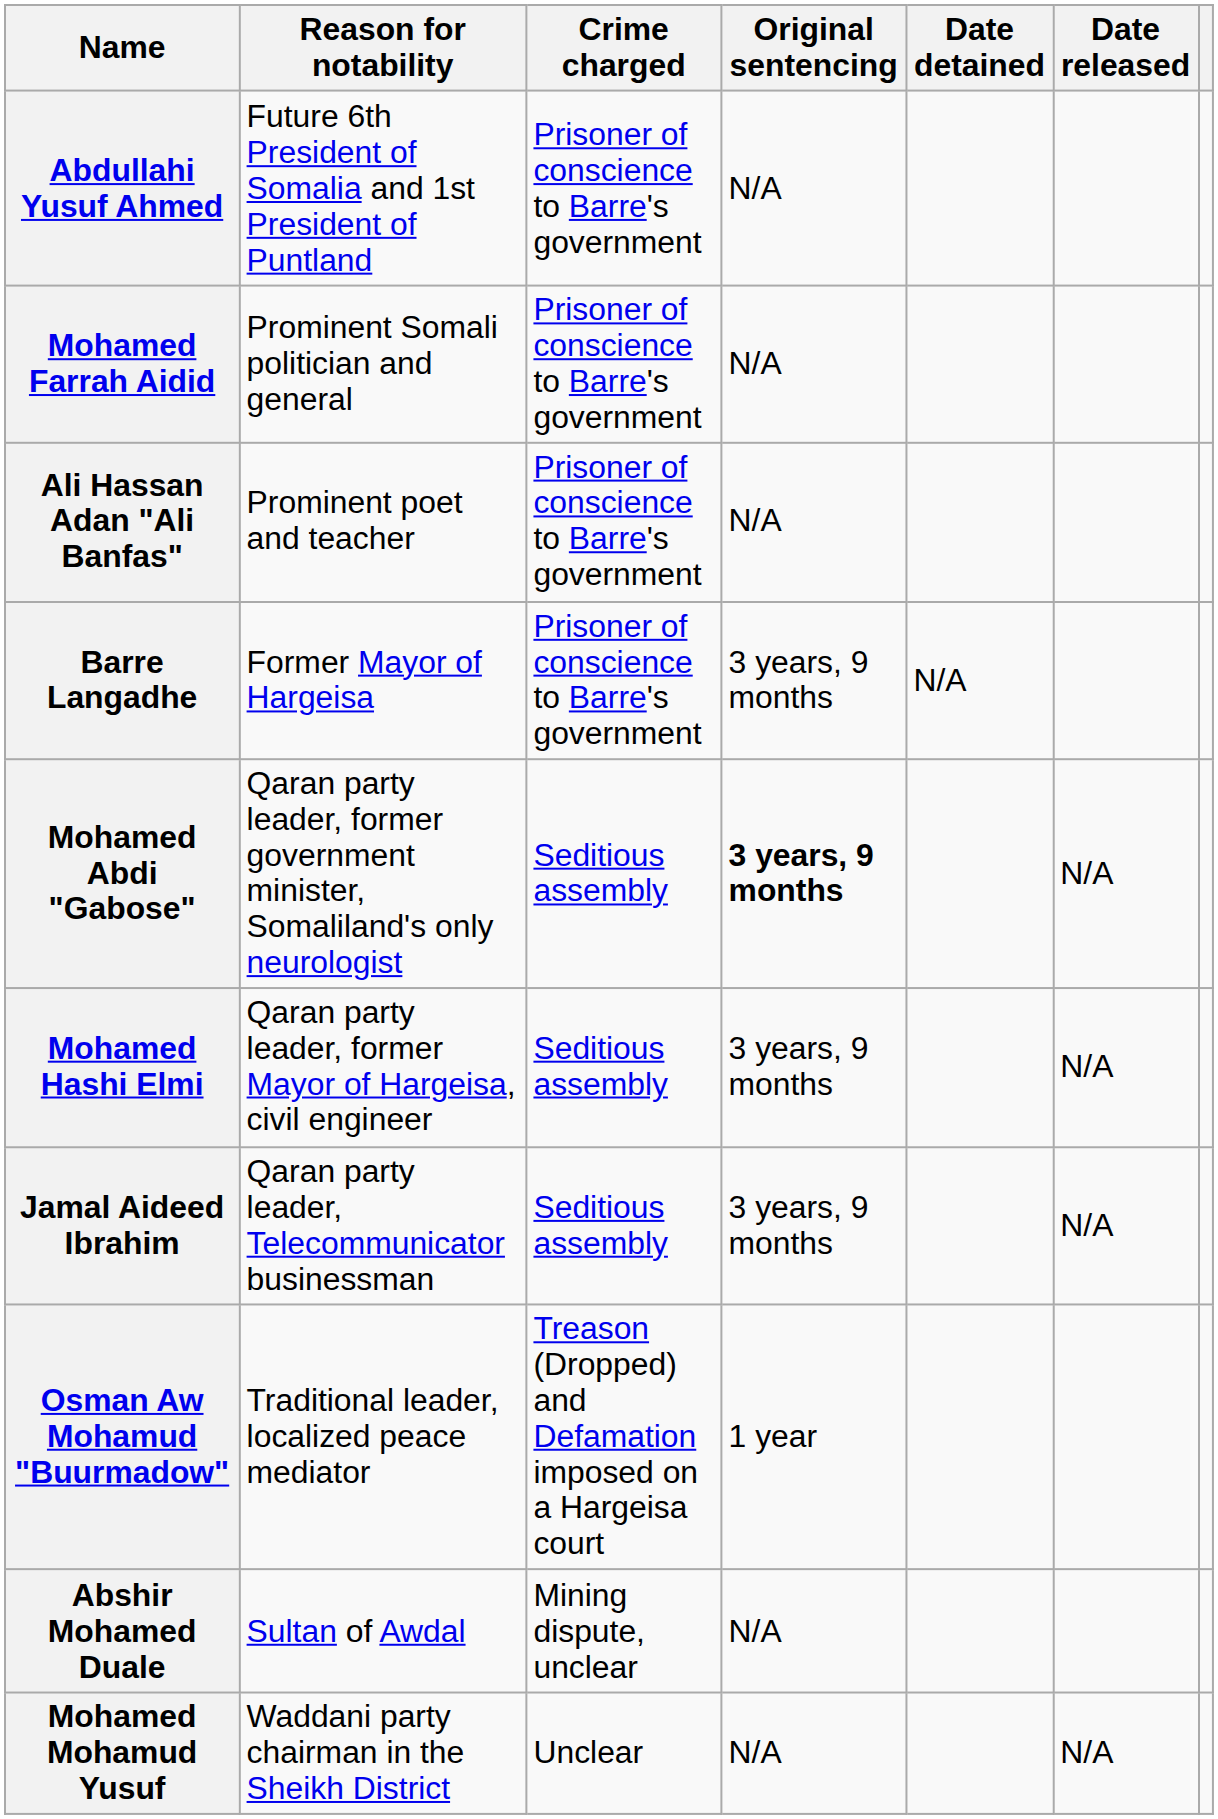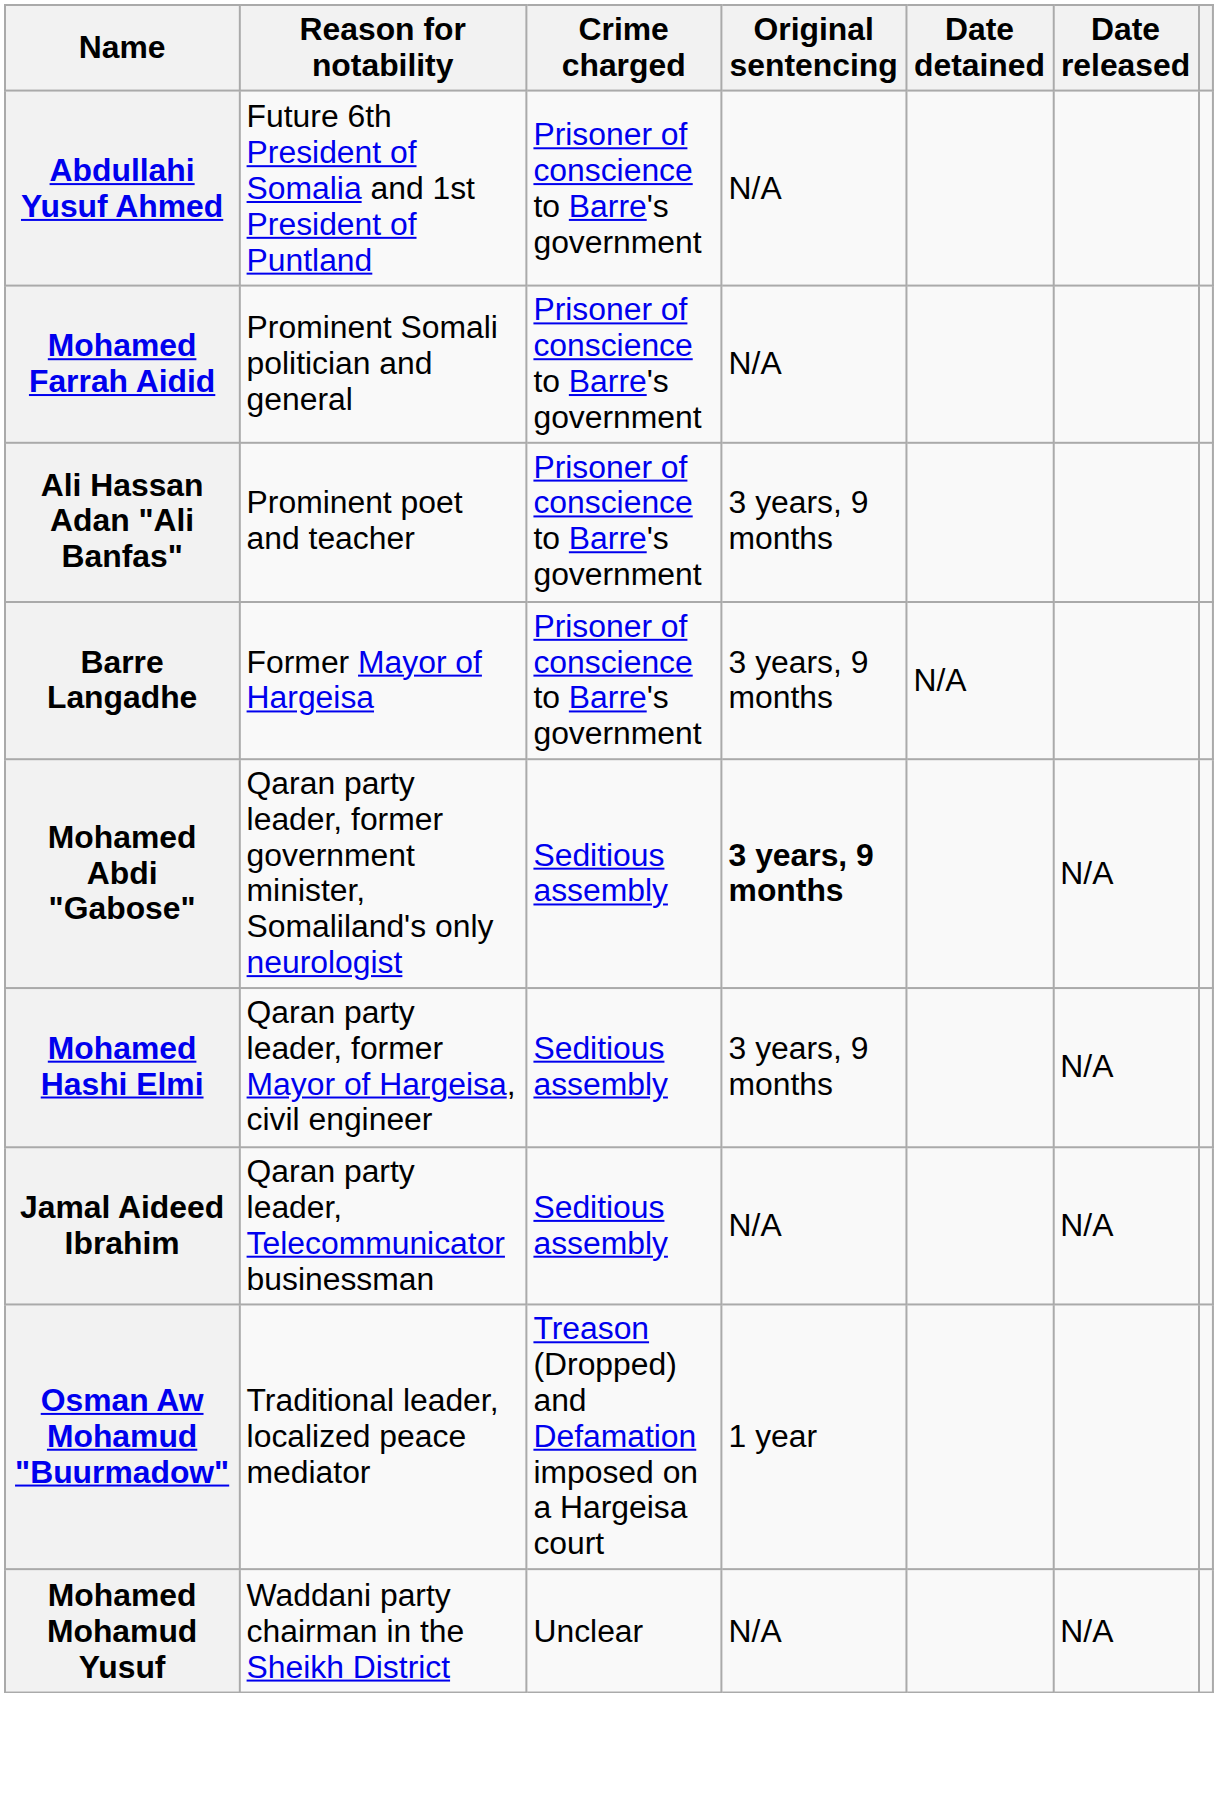(755, 521) N/A -> (798, 521) 3 years, 9 months
(798, 1224) 3 years, 9 months -> (755, 1224) N/A
- row: (122, 1630)
